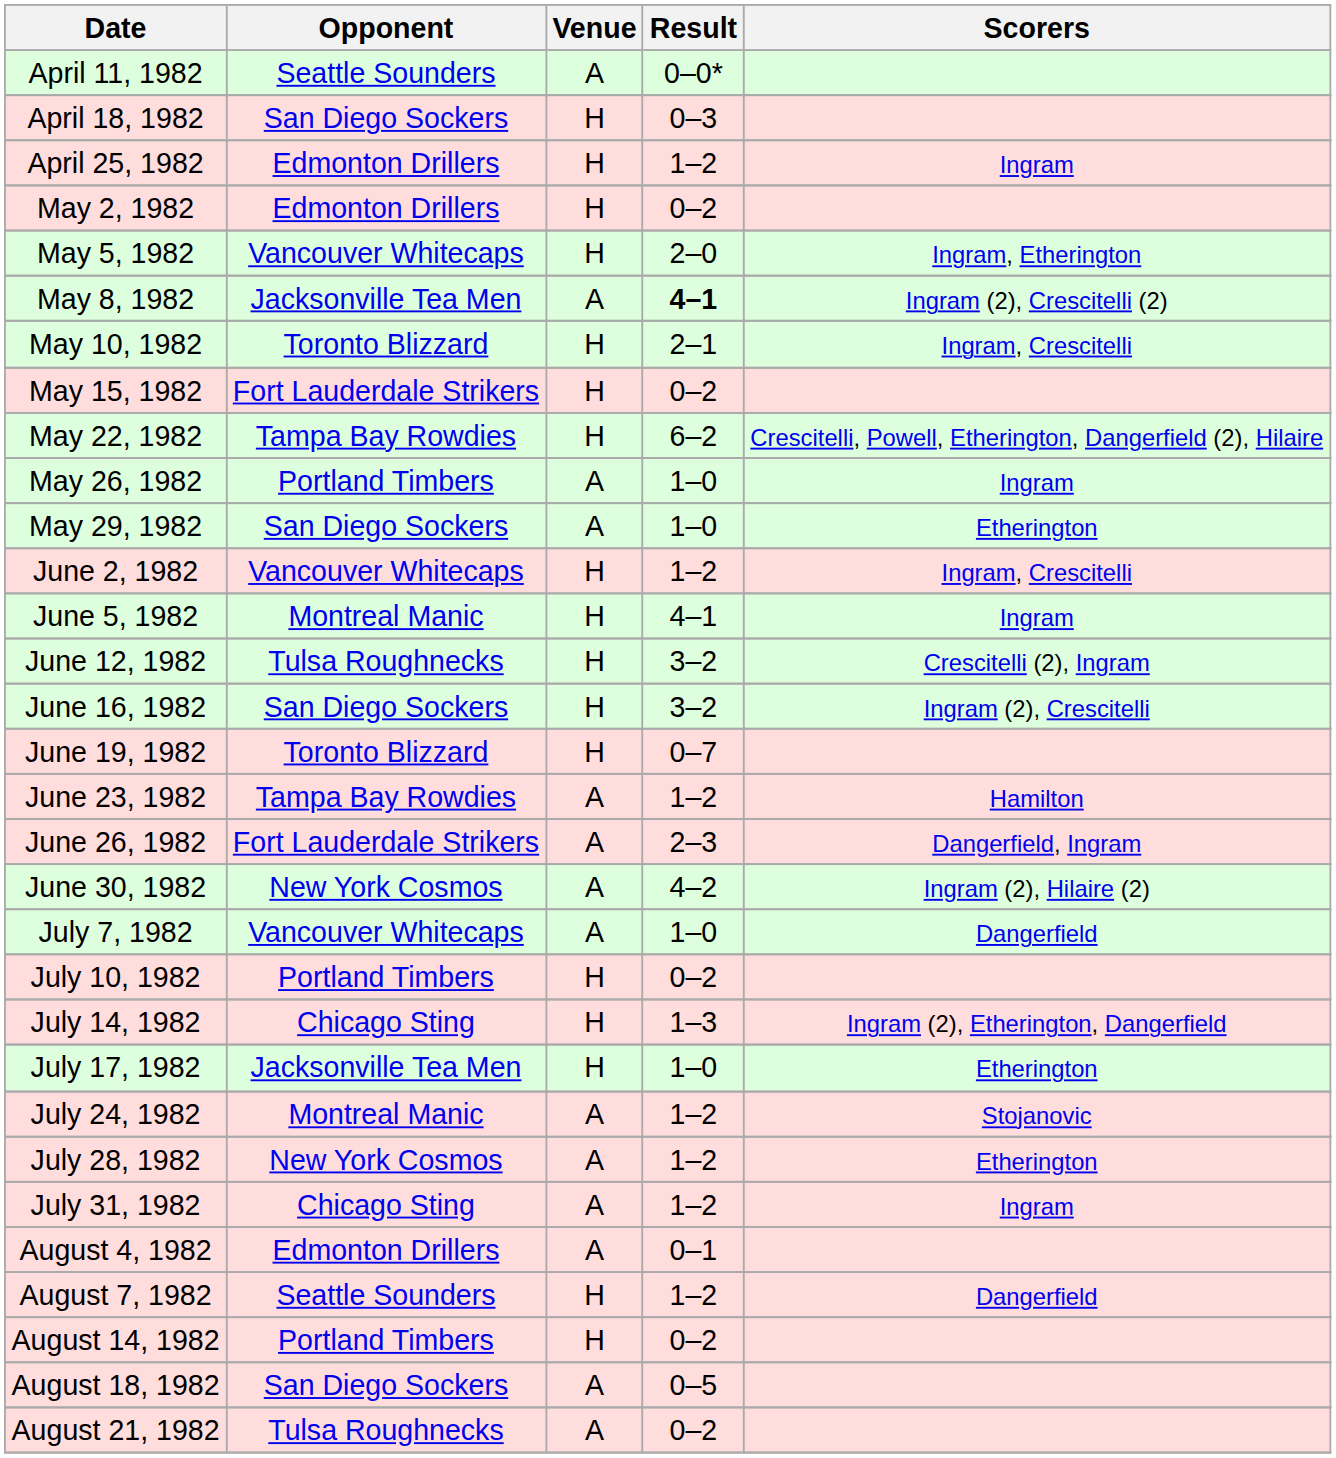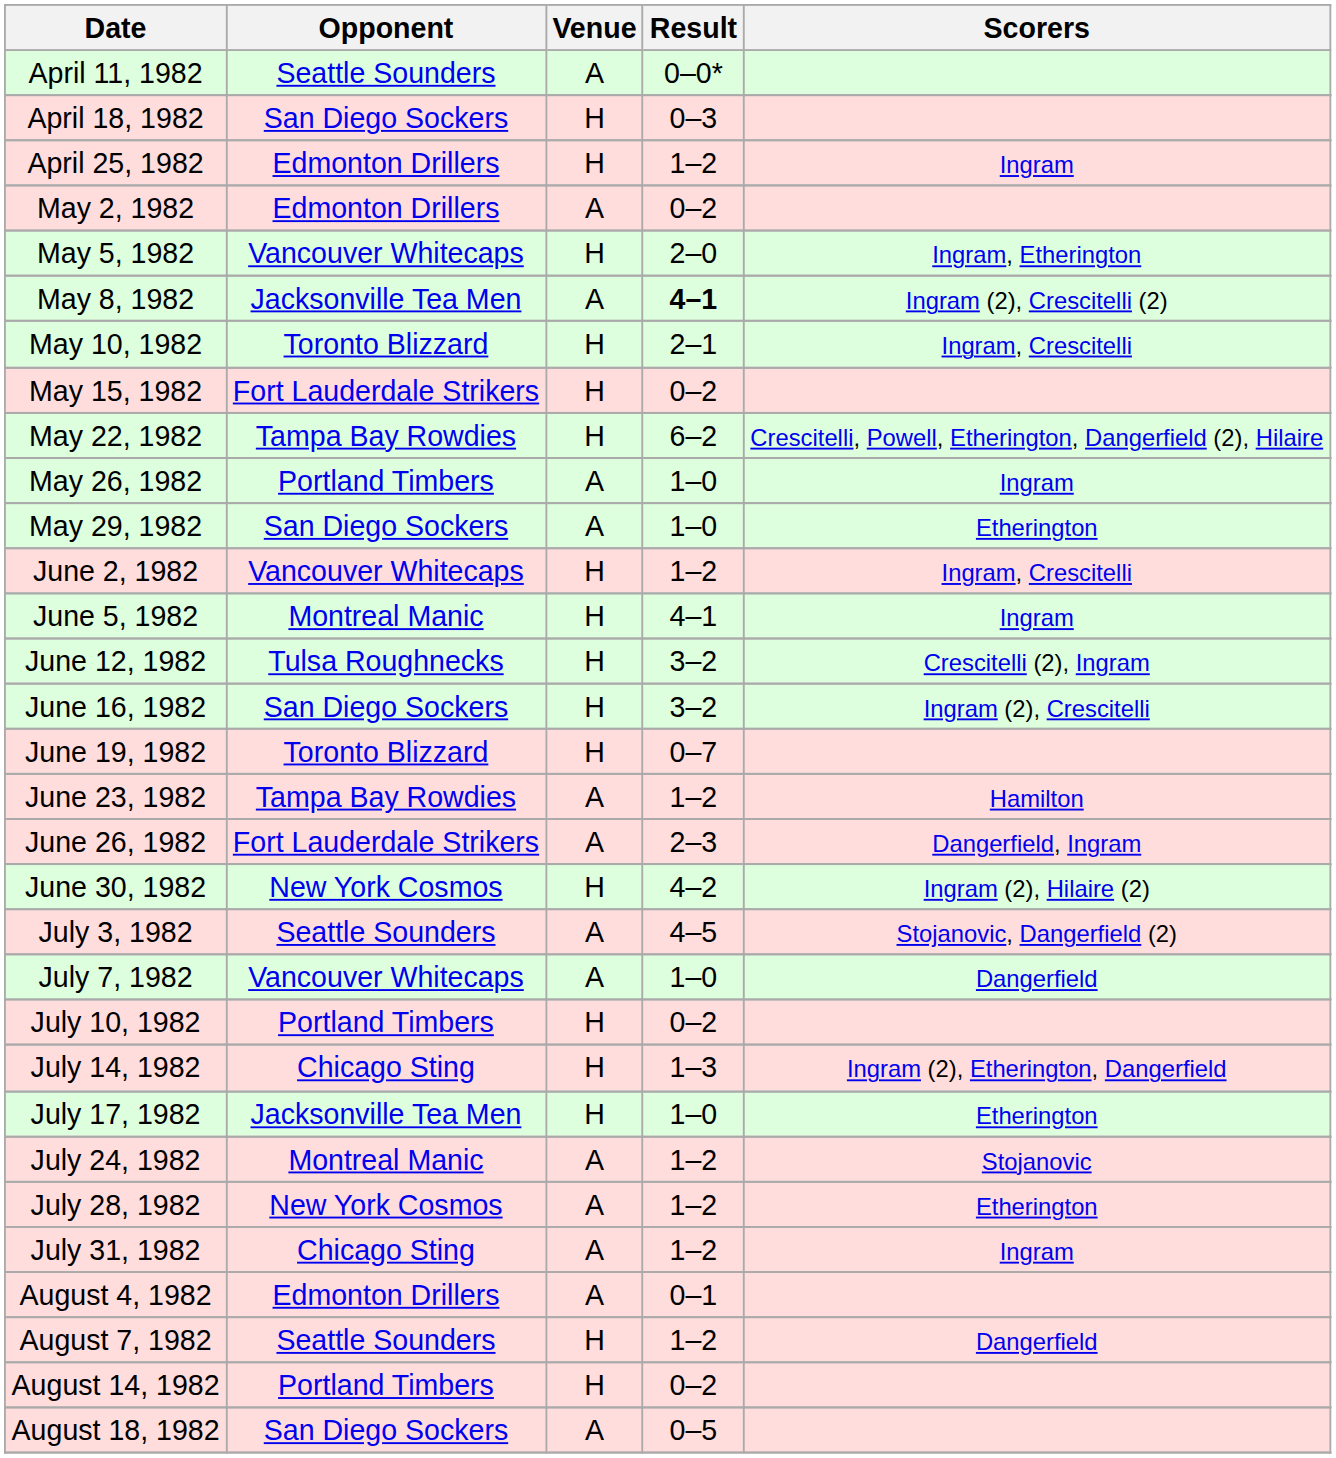(594, 209) H -> (594, 209) A
(594, 887) A -> (594, 887) H
+ row: (116, 932)
- row: (116, 1430)
